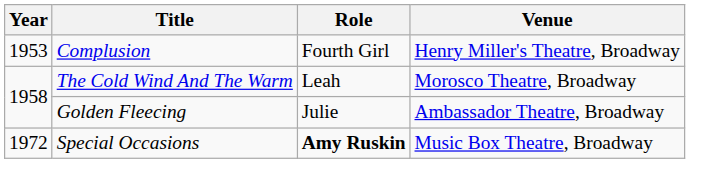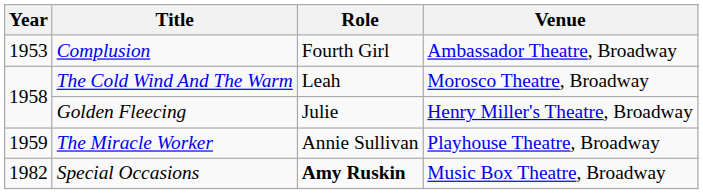(547, 50) Henry Miller's Theatre, Broadway -> (552, 50) Ambassador Theatre, Broadway
(539, 111) Ambassador Theatre, Broadway -> (560, 111) Henry Miller's Theatre, Broadway
+ row: (135, 142)
(28, 142) 1972 -> (28, 173) 1982
